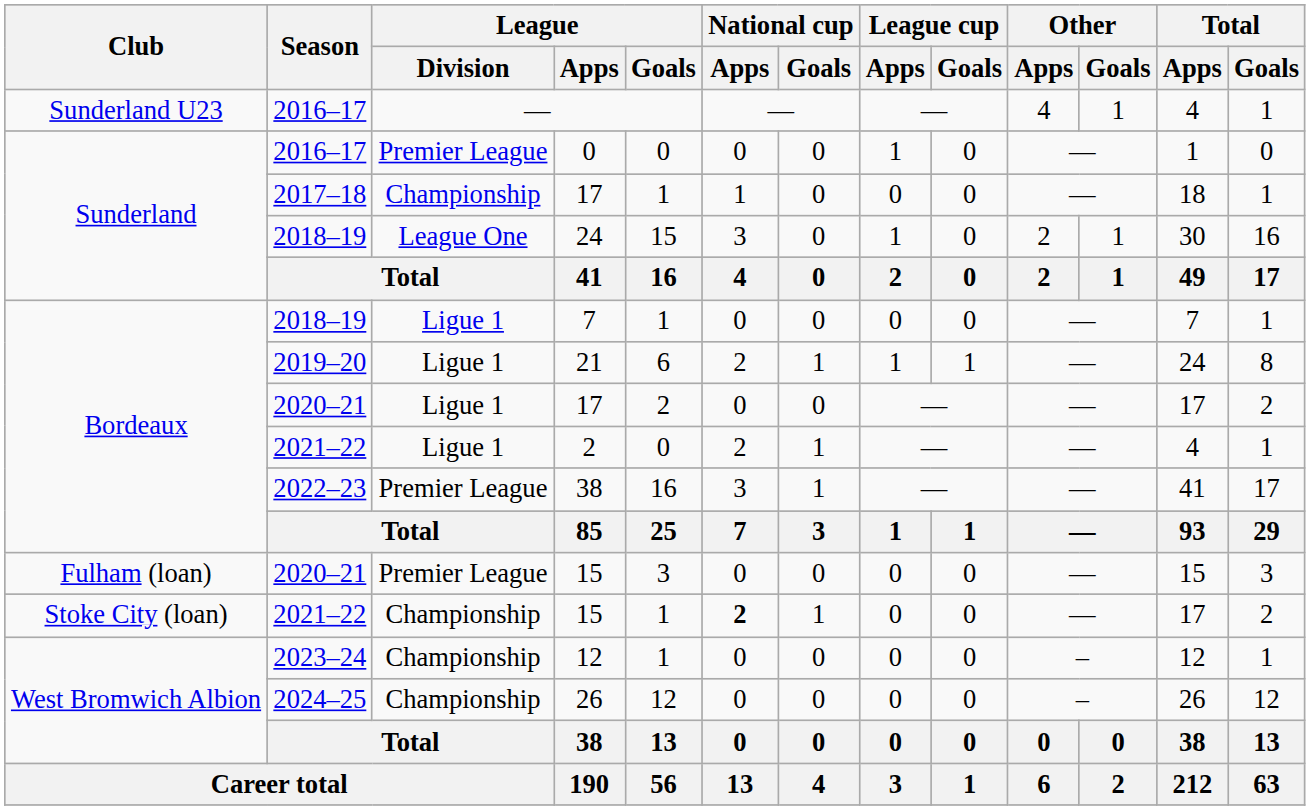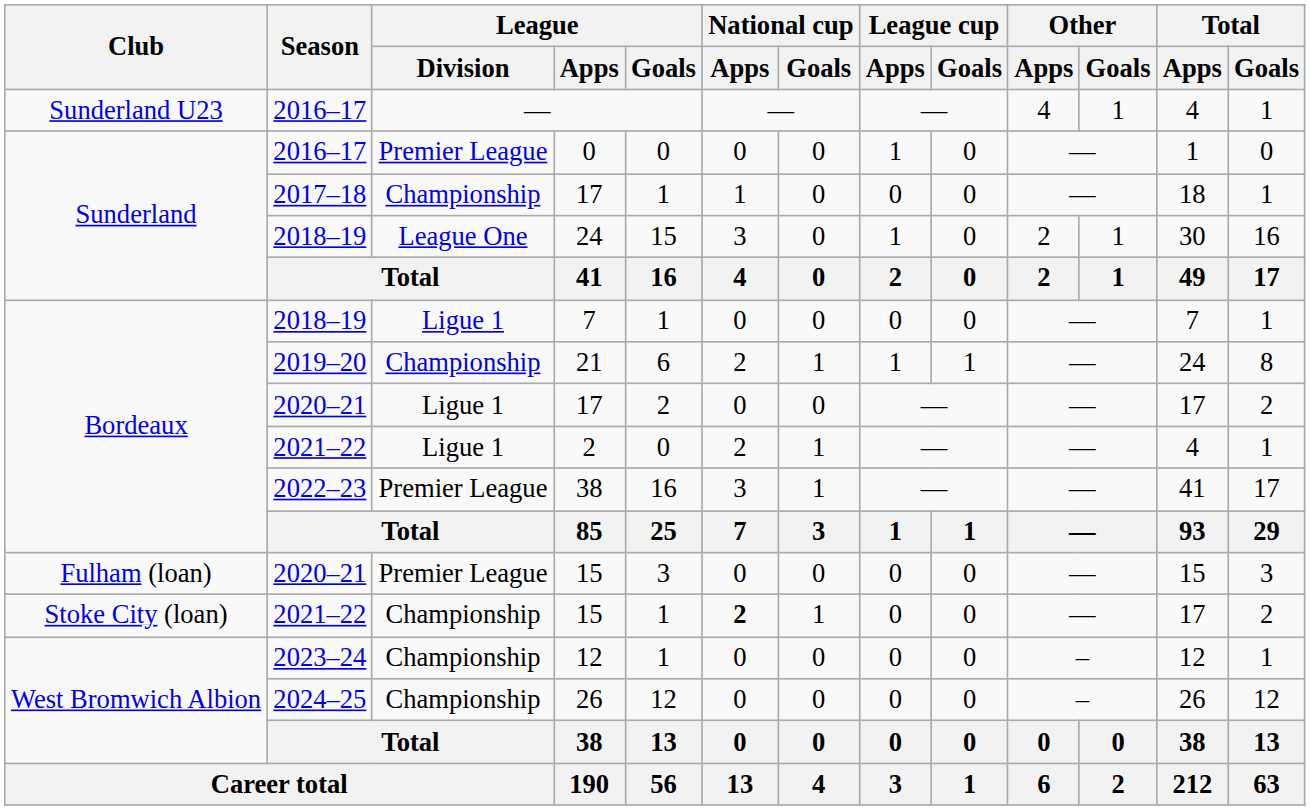(463, 362) Ligue 1 -> (463, 362) Championship
